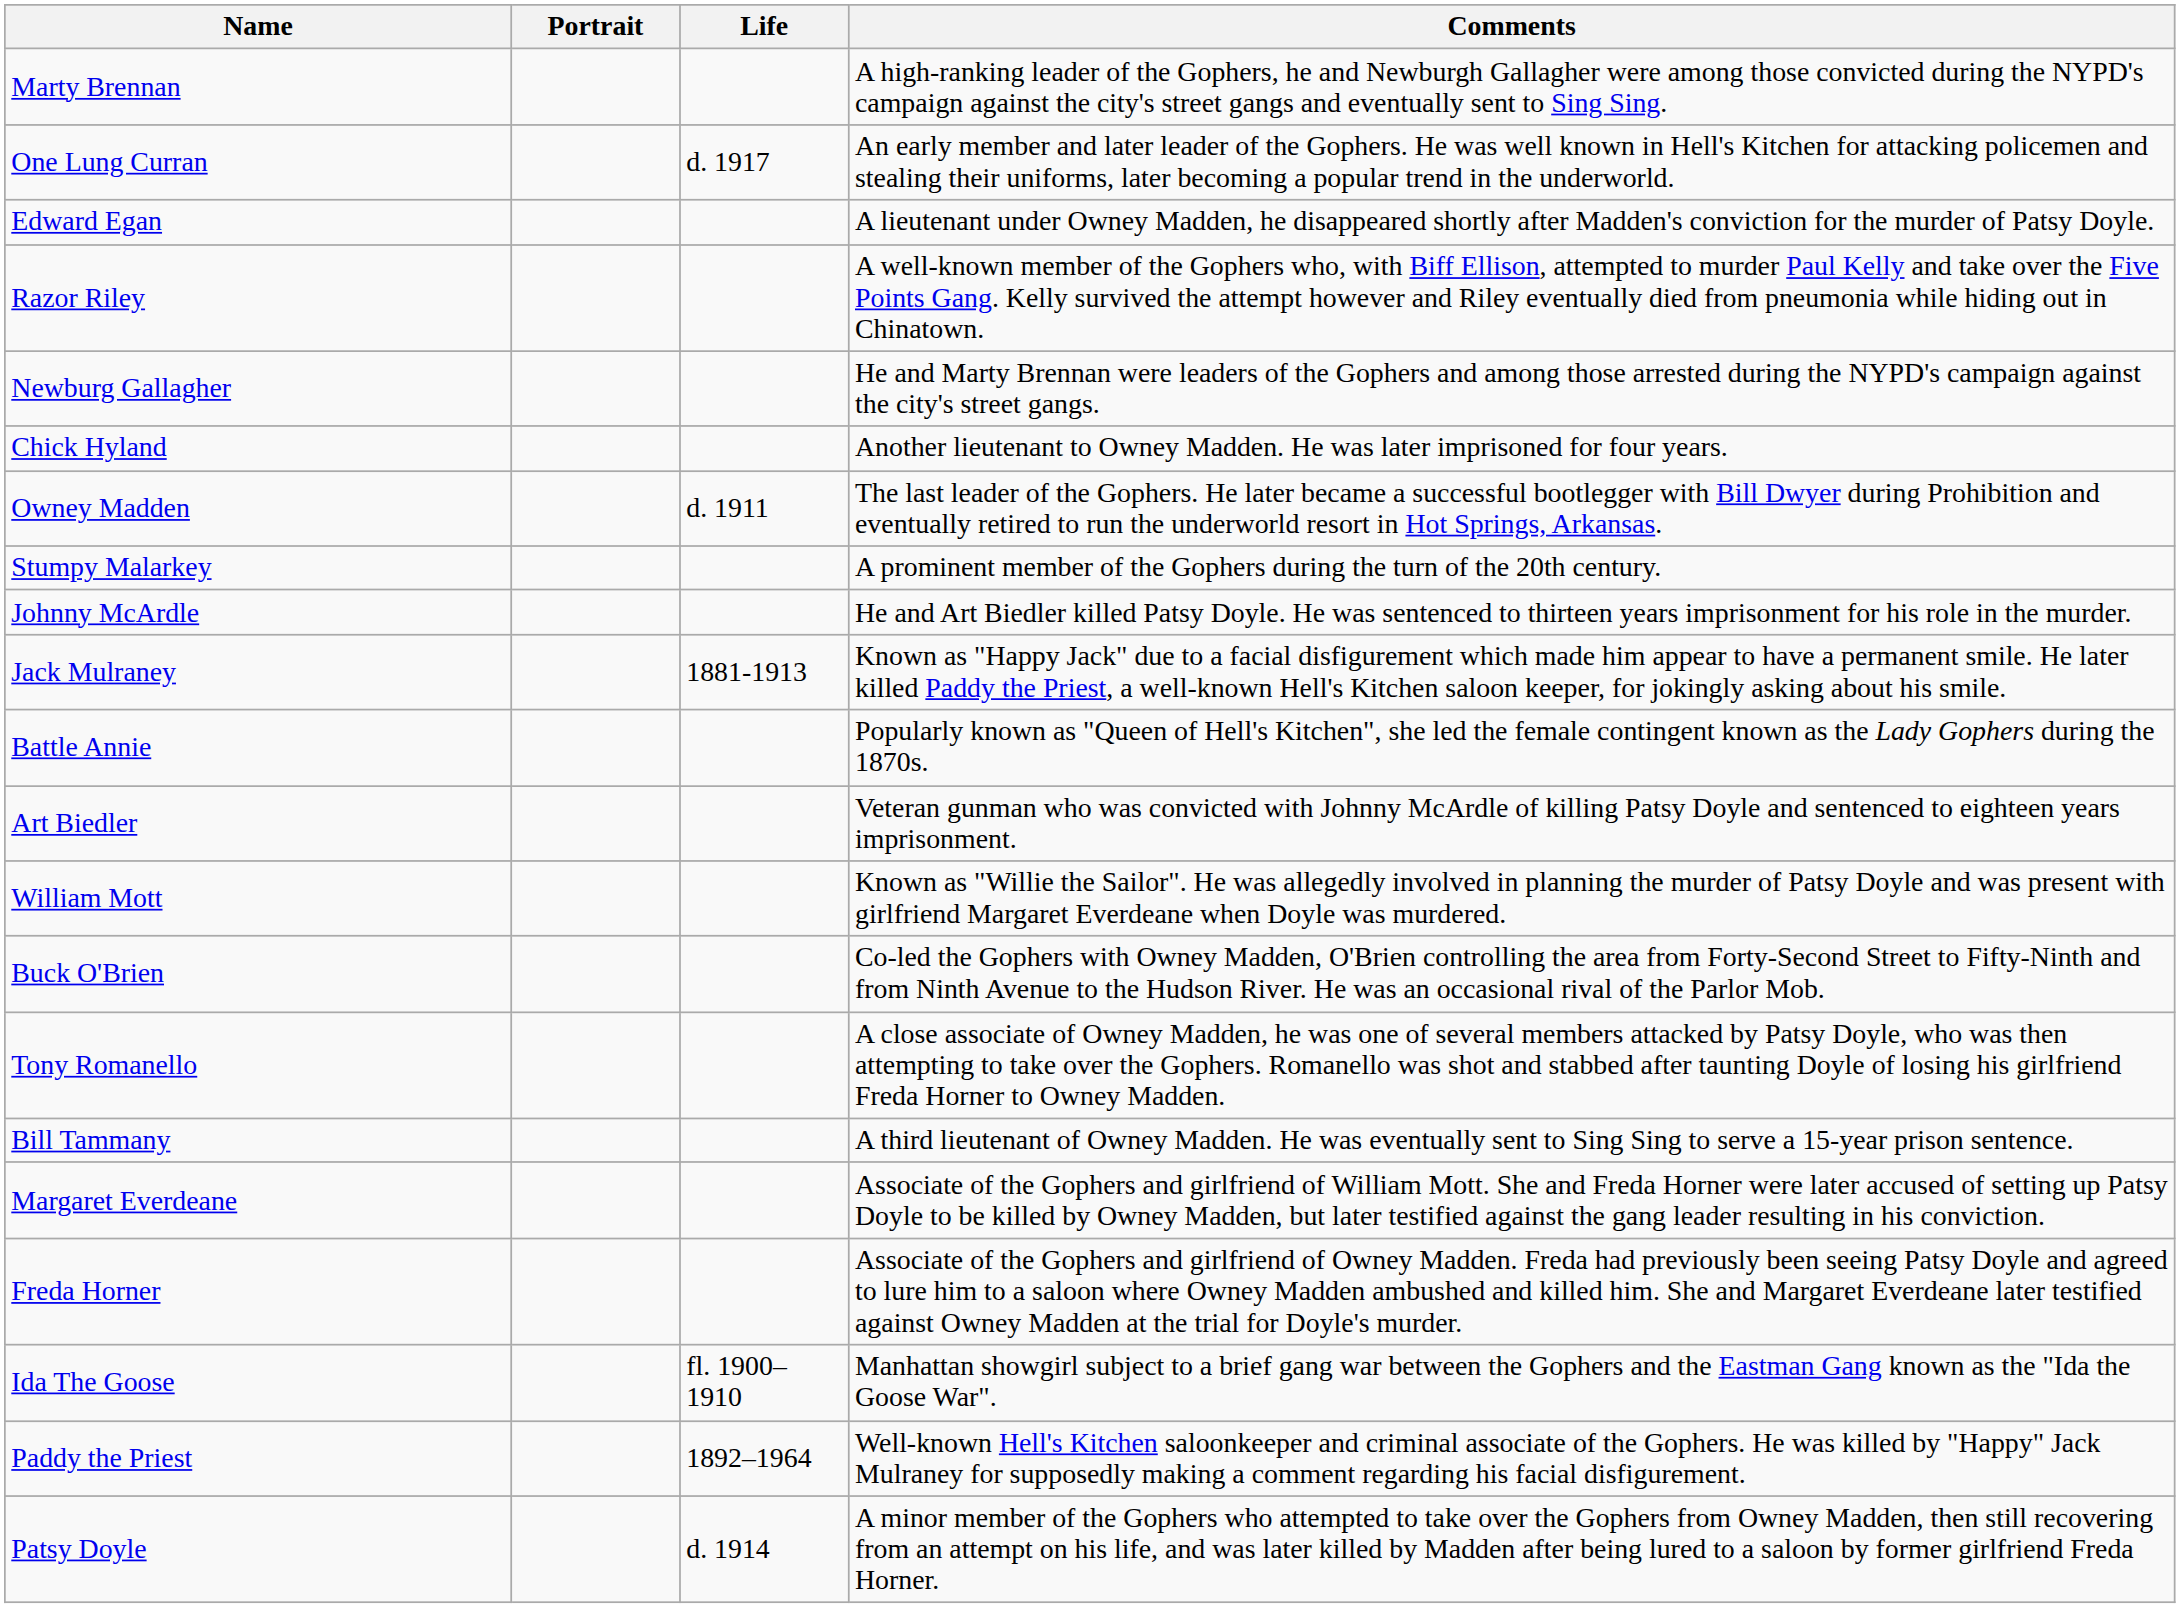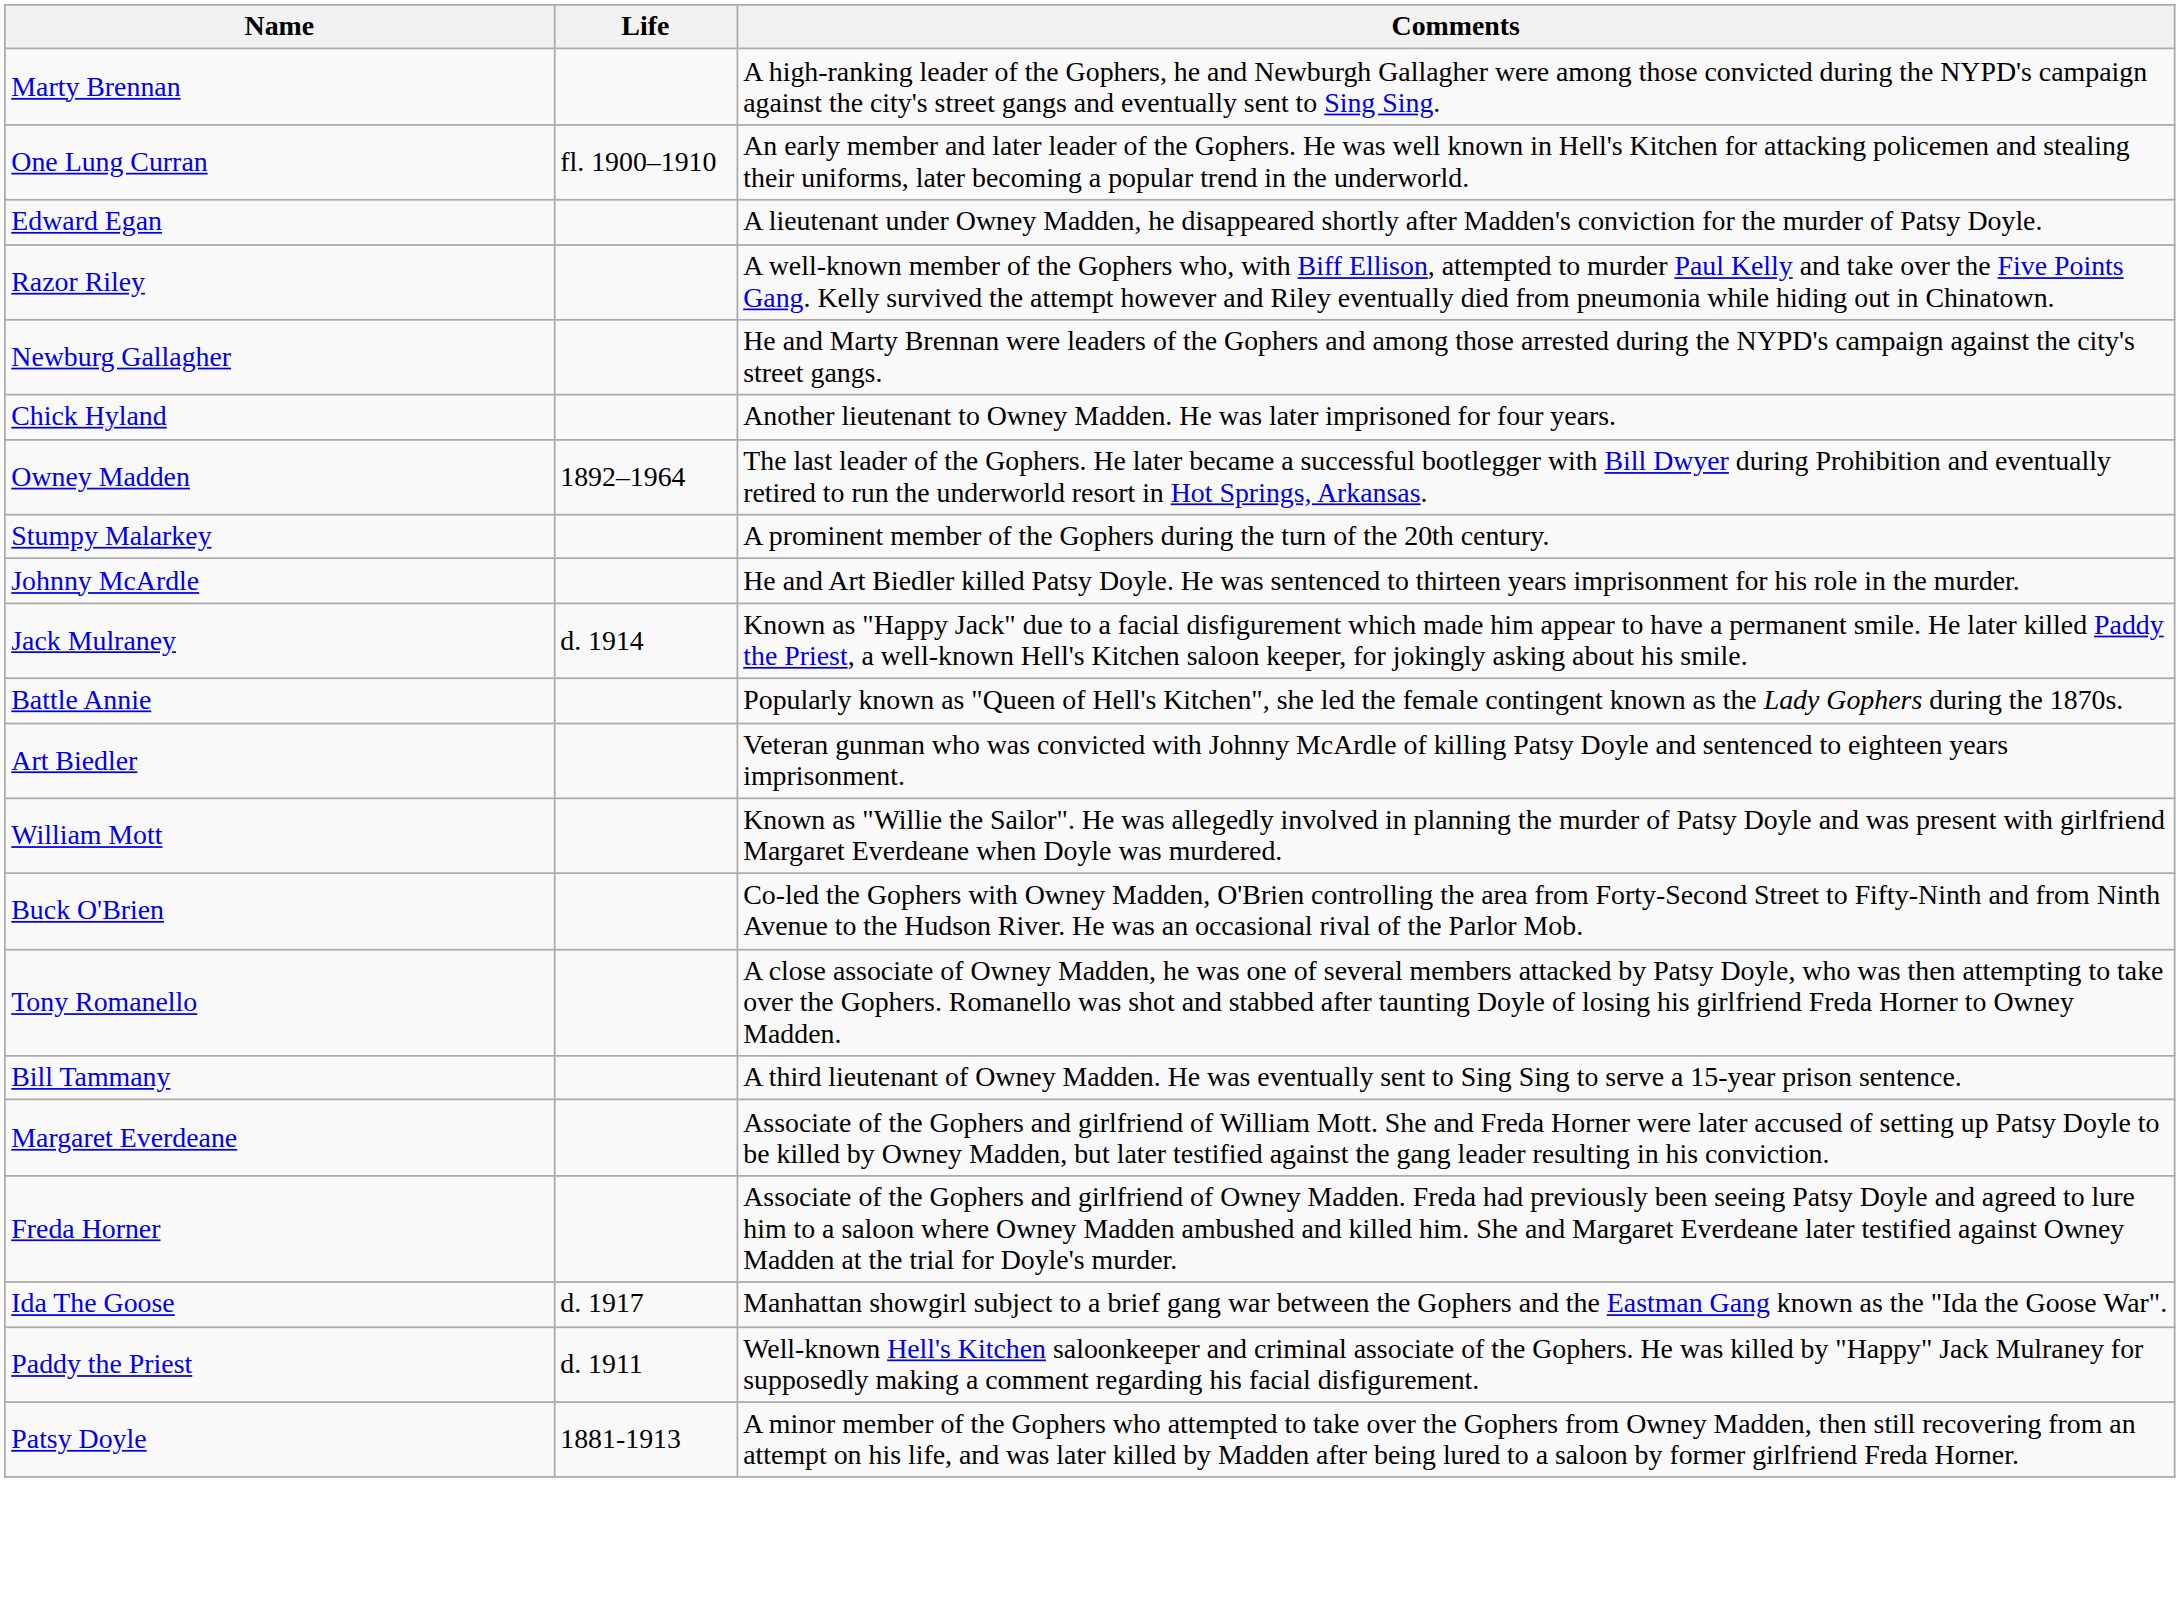- column: (595, 26)
(728, 161) d. 1917 -> (638, 161) fl. 1900–1910
(728, 507) d. 1911 -> (623, 476) 1892–1964
(747, 671) 1881-1913 -> (602, 640) d. 1914
(737, 1382) fl. 1900–1910 -> (602, 1303) d. 1917
(749, 1457) 1892–1964 -> (601, 1363) d. 1911
(728, 1548) d. 1914 -> (621, 1439) 1881-1913
